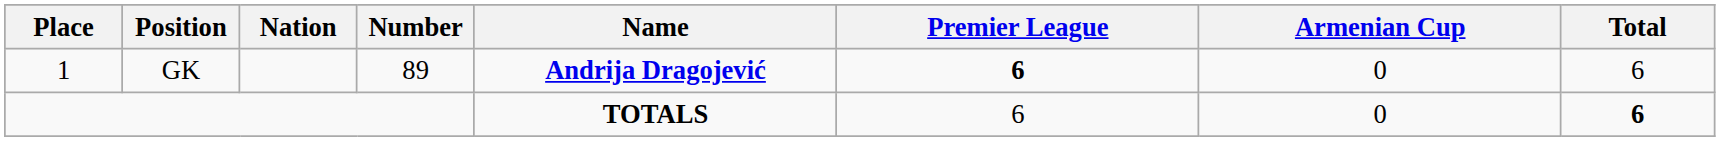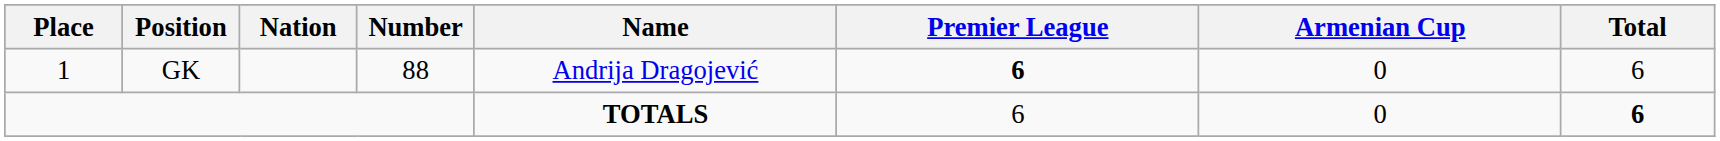(416, 70) 89 -> (416, 70) 88
(655, 70) bold -> (655, 70) normal
